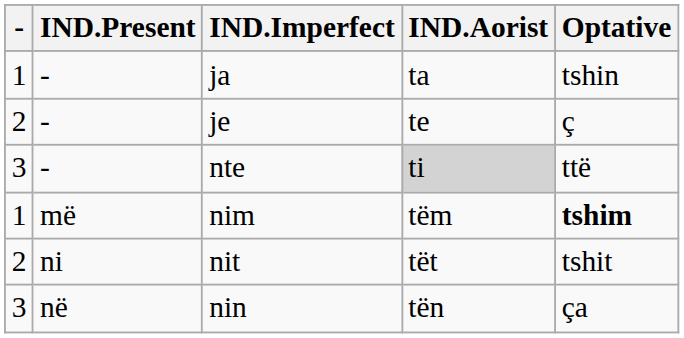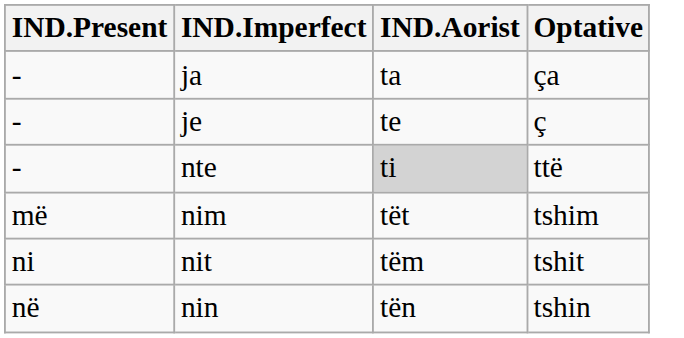- column: (19, 27)
(590, 74) tshin -> (547, 74) ça
(430, 214) tëm -> (395, 214) tët
(597, 214) bold -> (566, 214) normal
(423, 261) tët -> (402, 261) tëm
(575, 307) ça -> (562, 307) tshin
